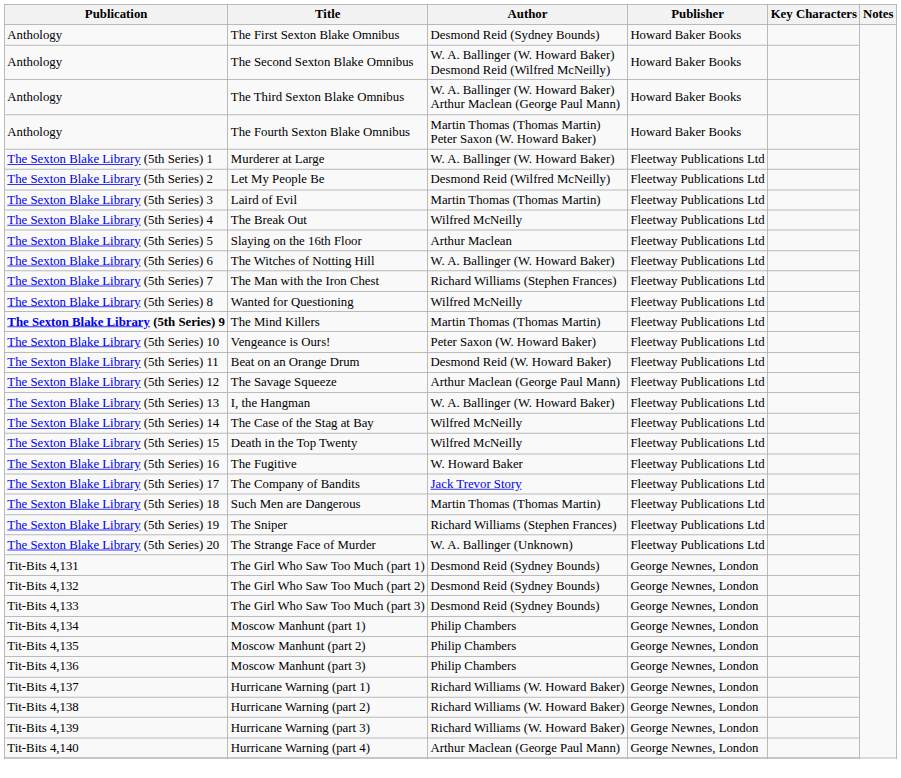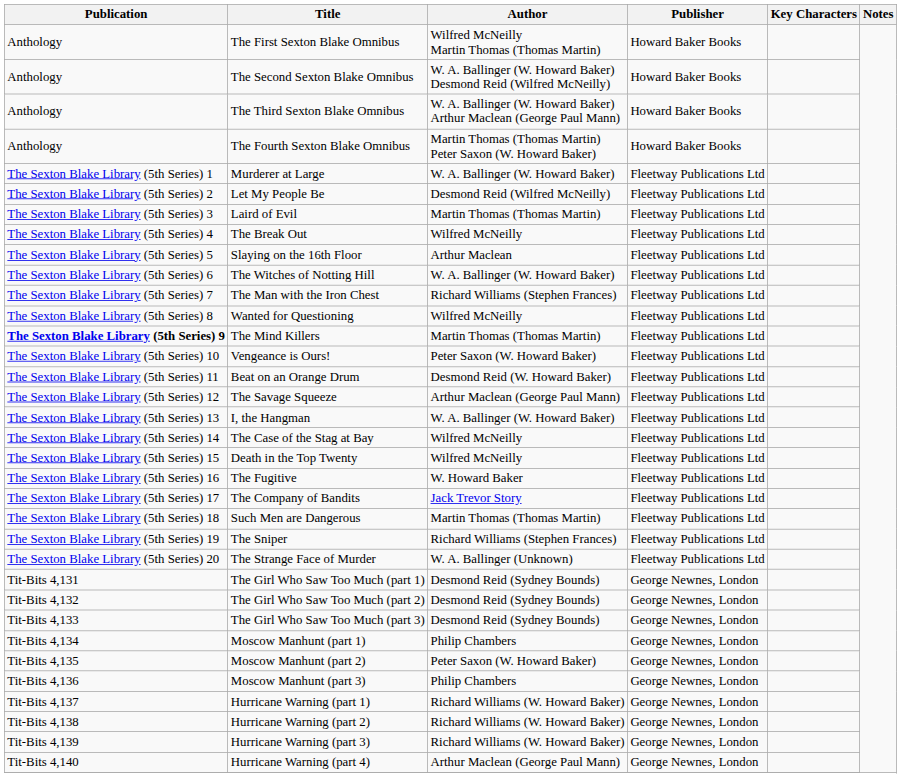(515, 34) Desmond Reid (Sydney Bounds) -> (516, 42) Wilfred McNeilly Martin Thomas (Thomas Martin)
(473, 646) Philip Chambers -> (513, 660) Peter Saxon (W. Howard Baker)
